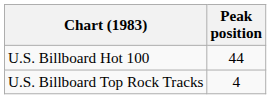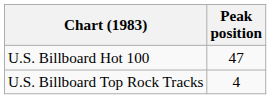(236, 57) 44 -> (236, 57) 47
